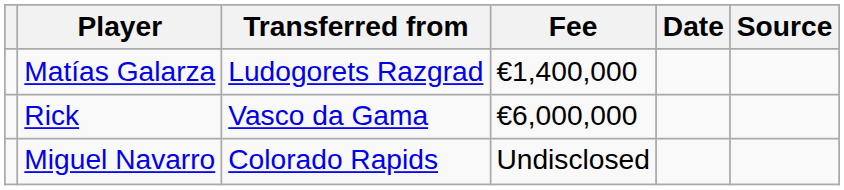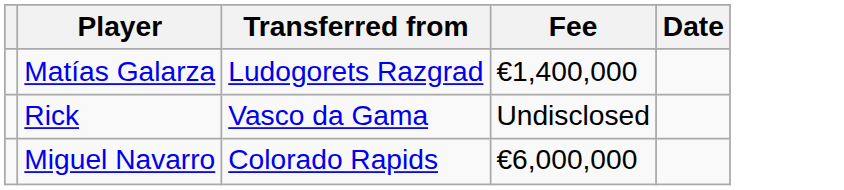- column: (785, 26)
(567, 116) €6,000,000 -> (573, 116) Undisclosed
(573, 160) Undisclosed -> (567, 160) €6,000,000
